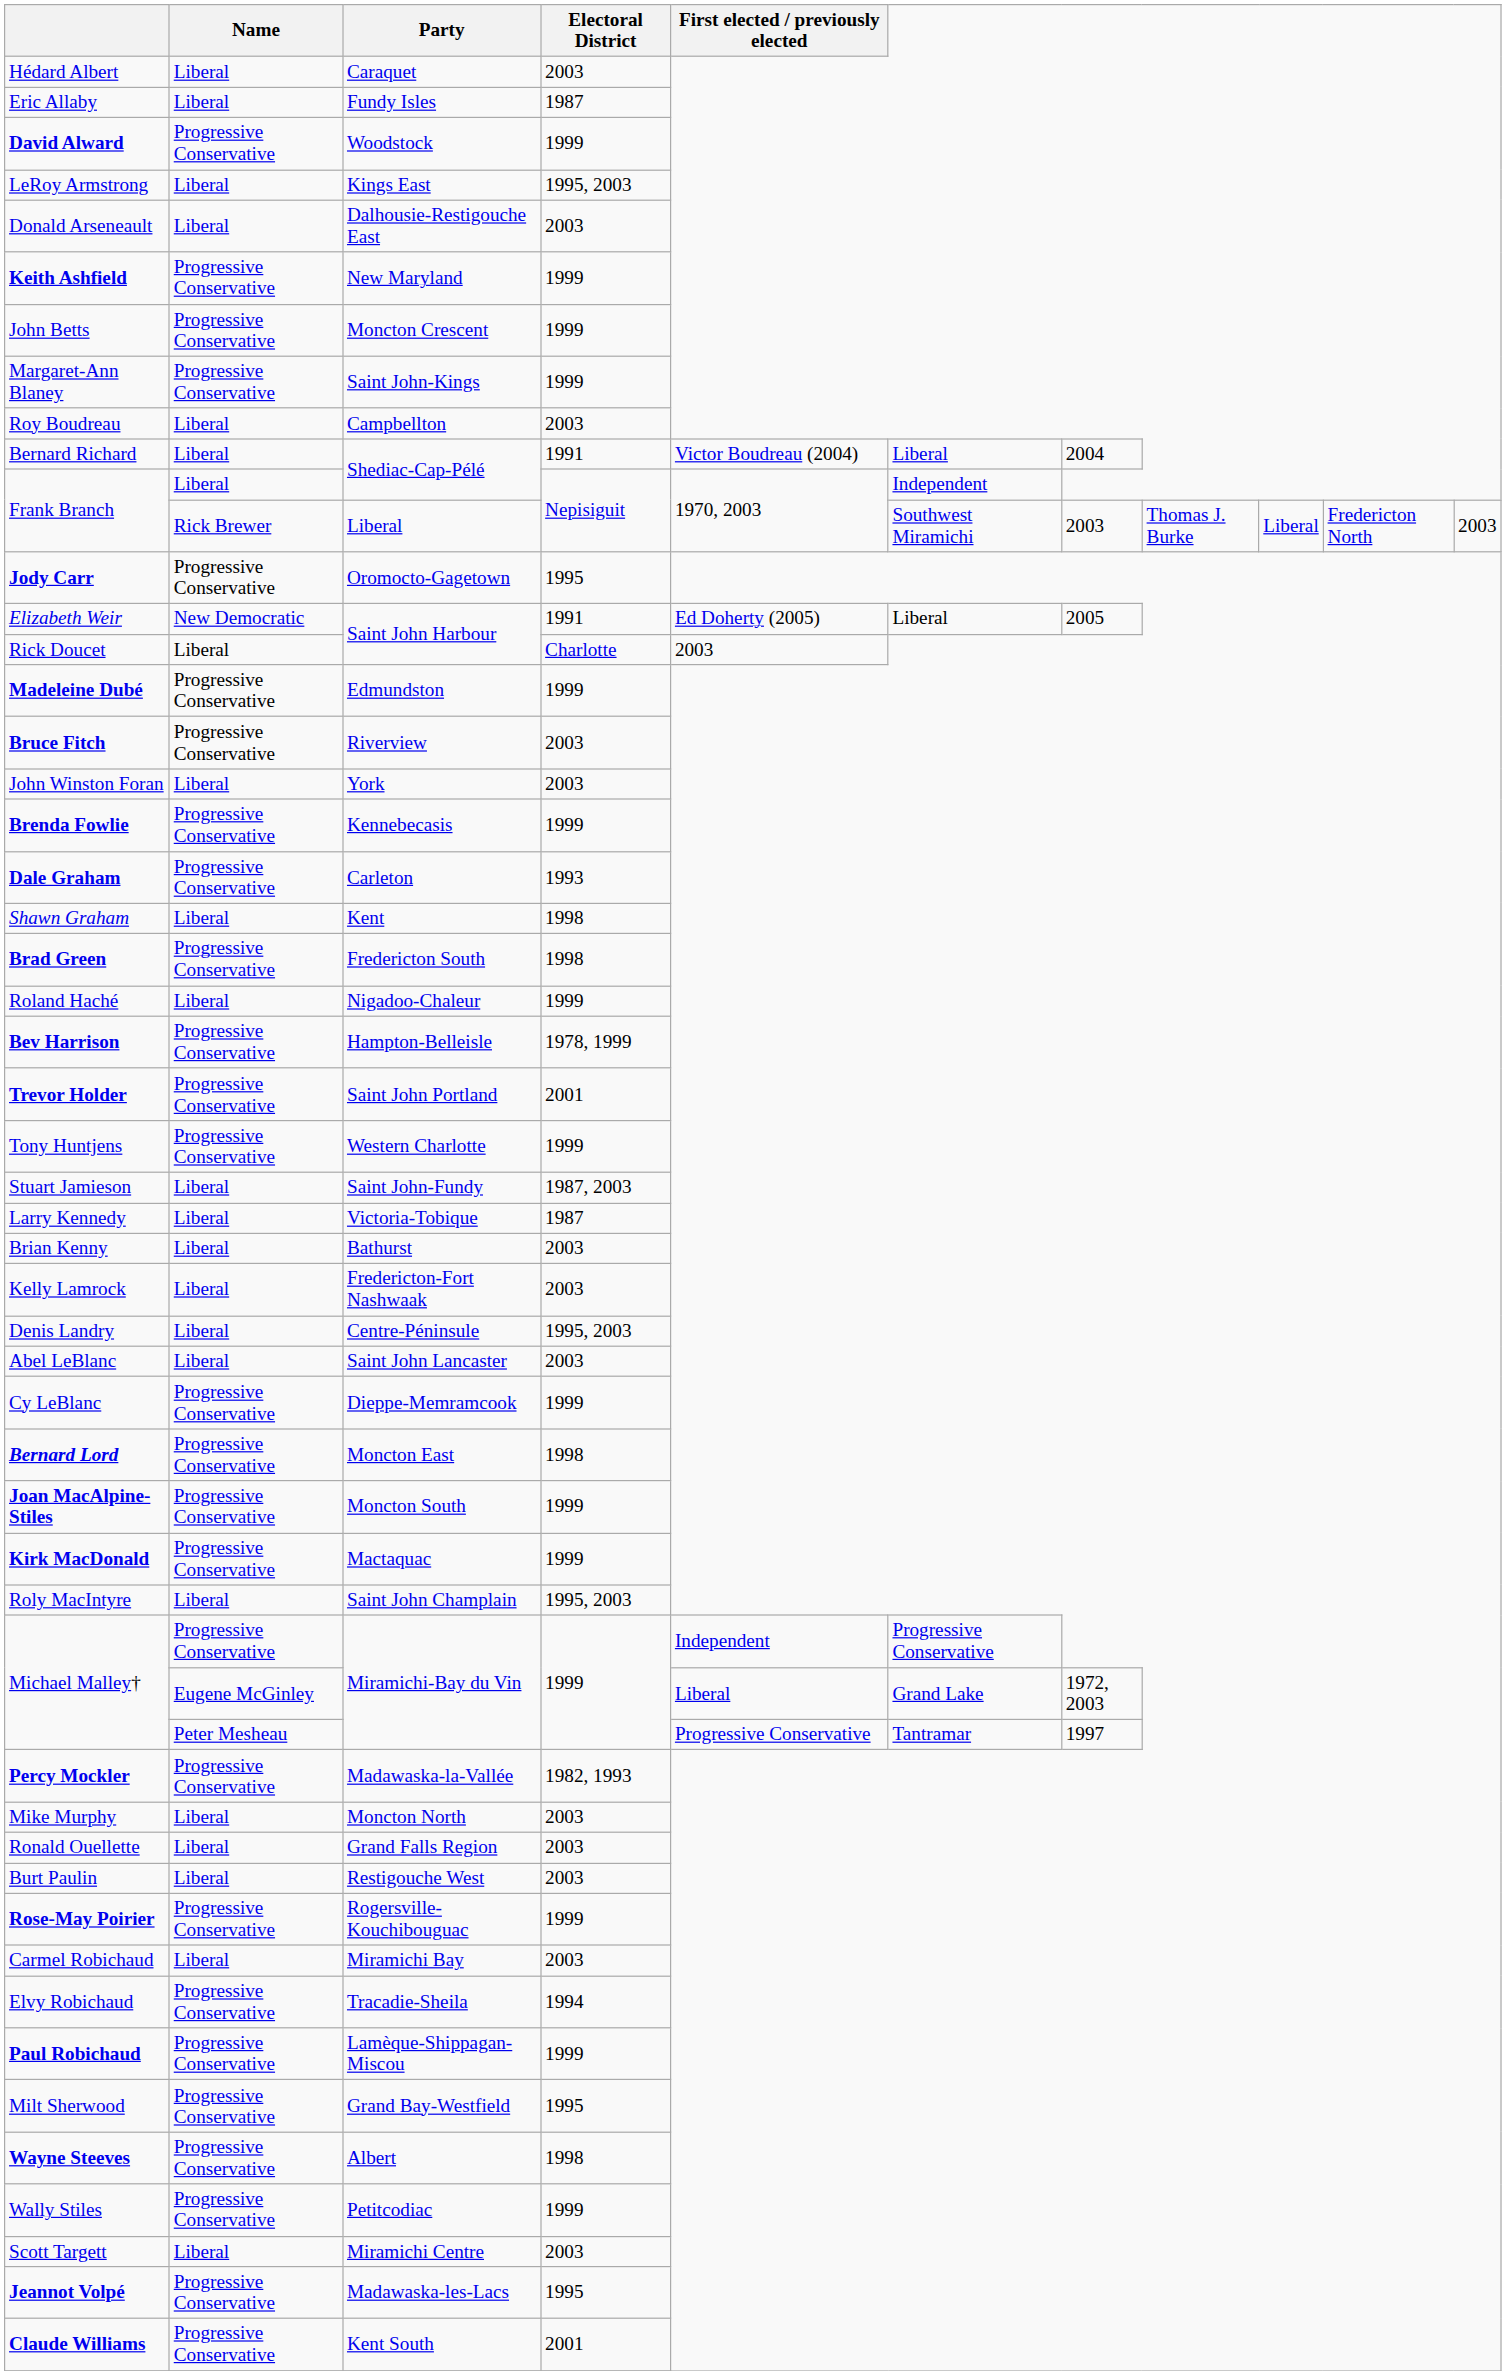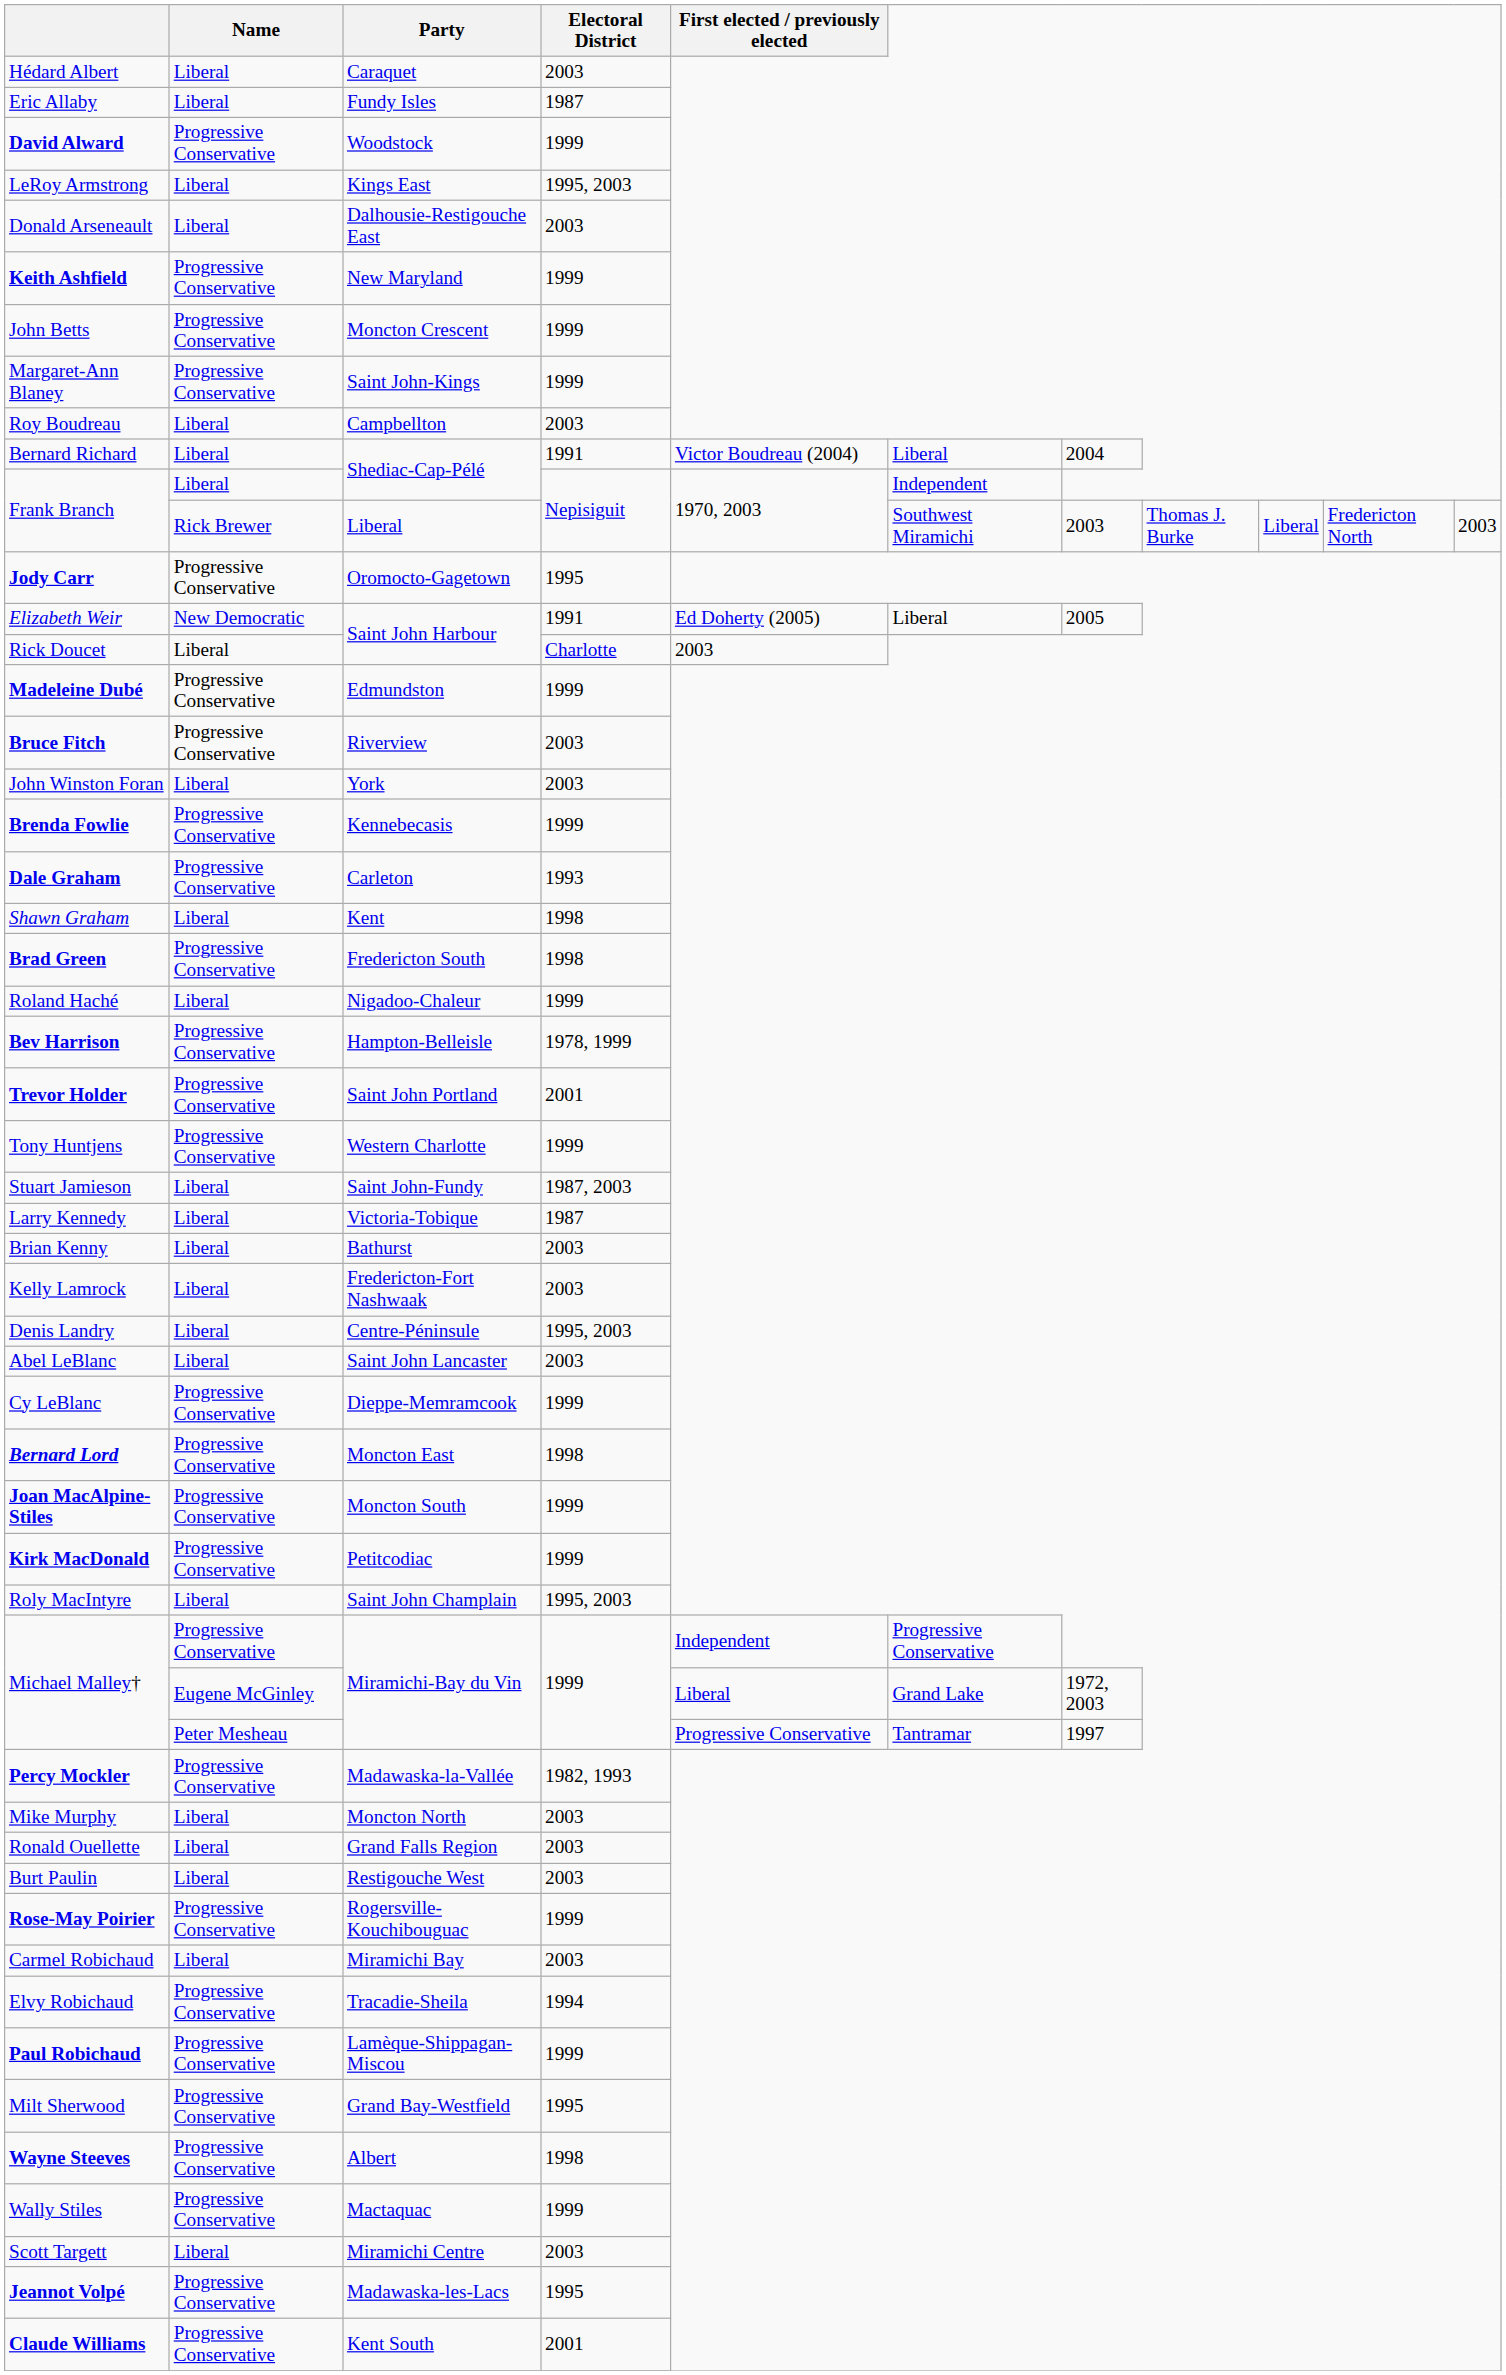(389, 1558) Mactaquac -> (390, 1558) Petitcodiac
(390, 2209) Petitcodiac -> (389, 2209) Mactaquac
